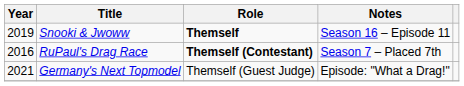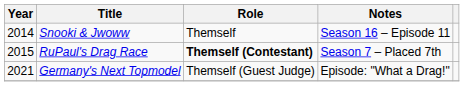(20, 33) 2019 -> (20, 33) 2014
(212, 33) bold -> (211, 33) normal
(20, 52) 2016 -> (20, 52) 2015
